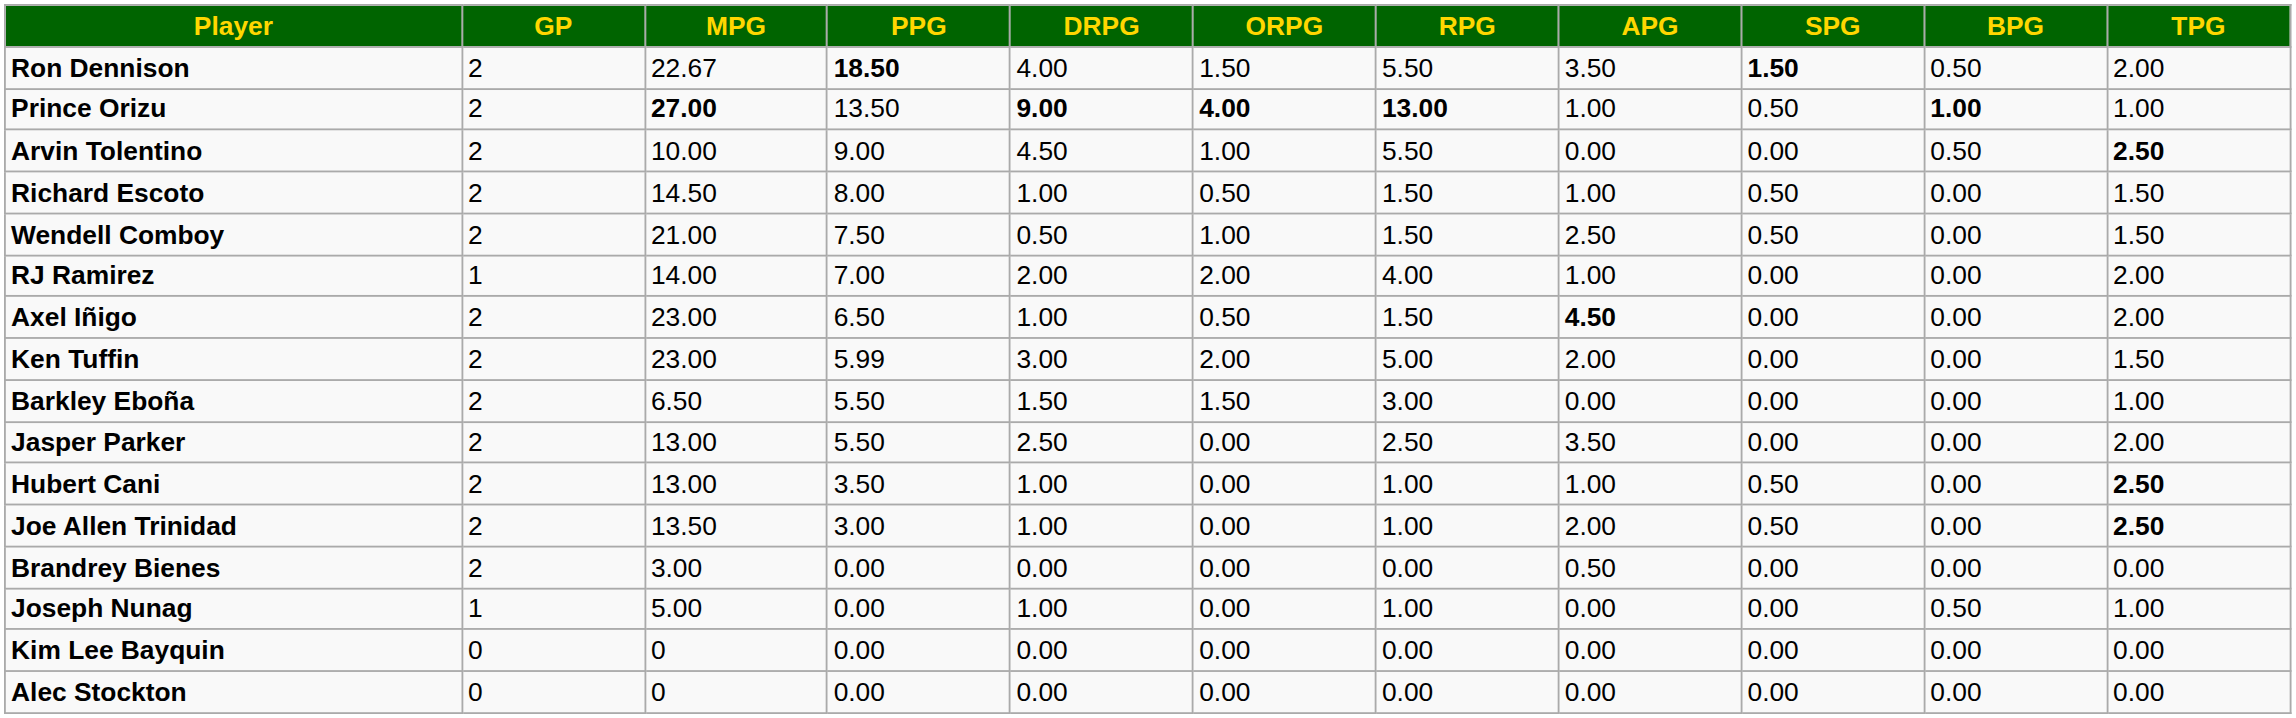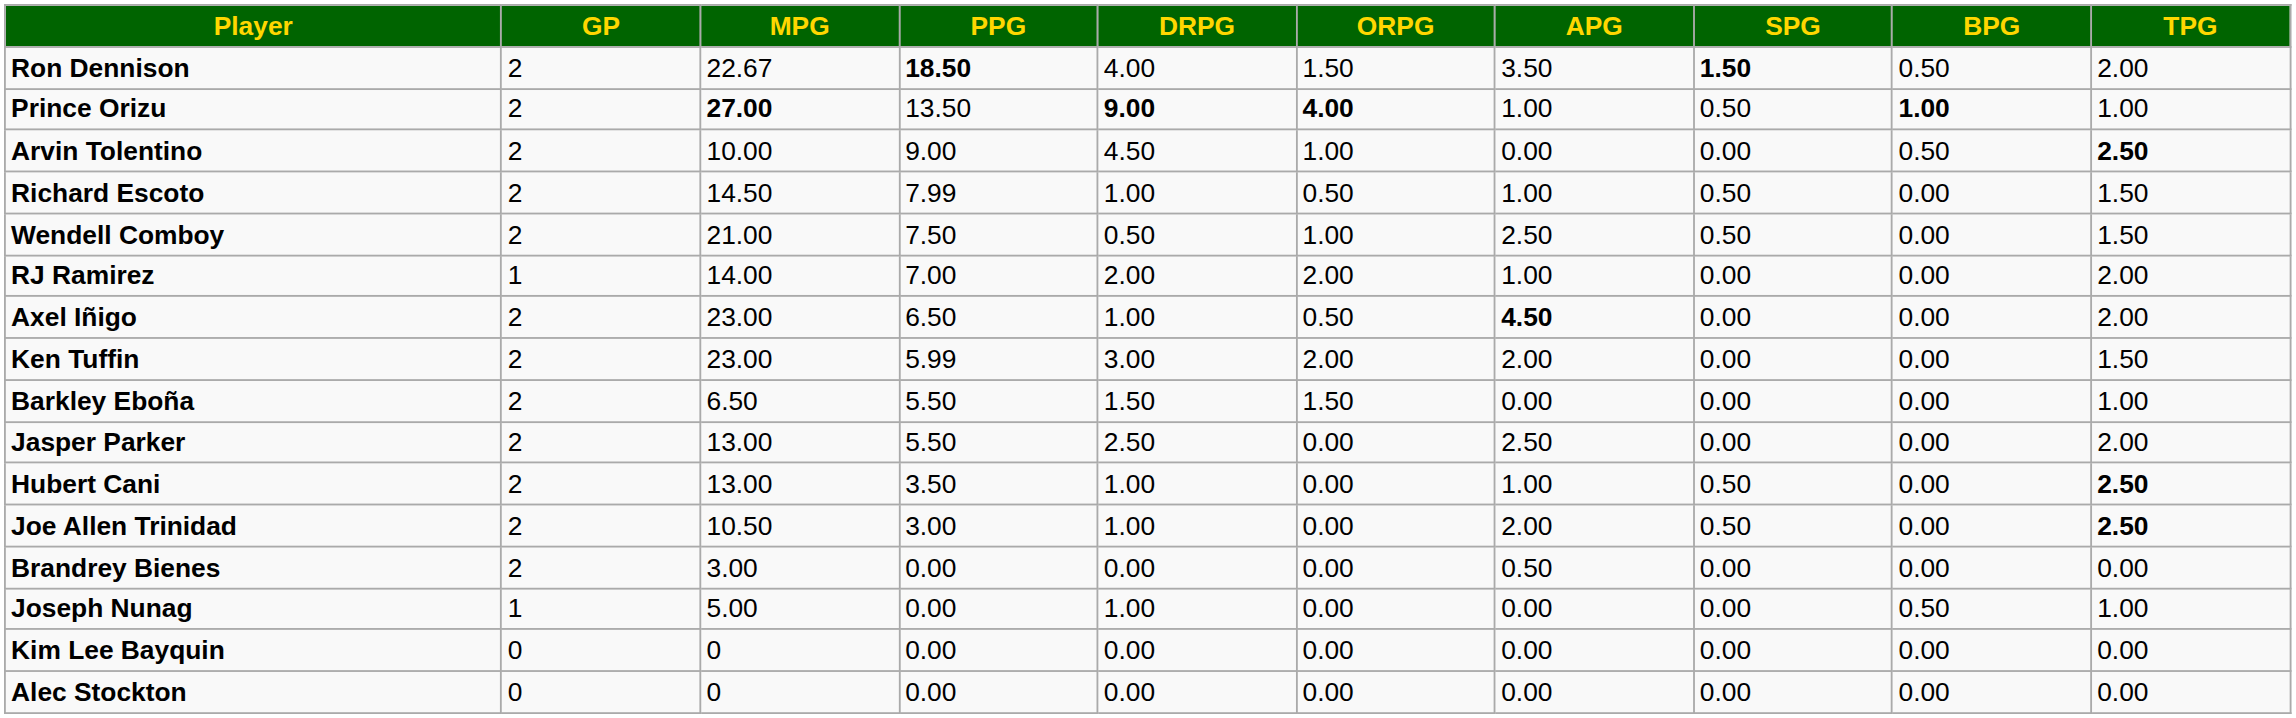- column: (1467, 26)
(859, 193) 8.00 -> (931, 193) 7.99
(1590, 442) 3.50 -> (1527, 442) 2.50
(684, 526) 13.50 -> (739, 526) 10.50
